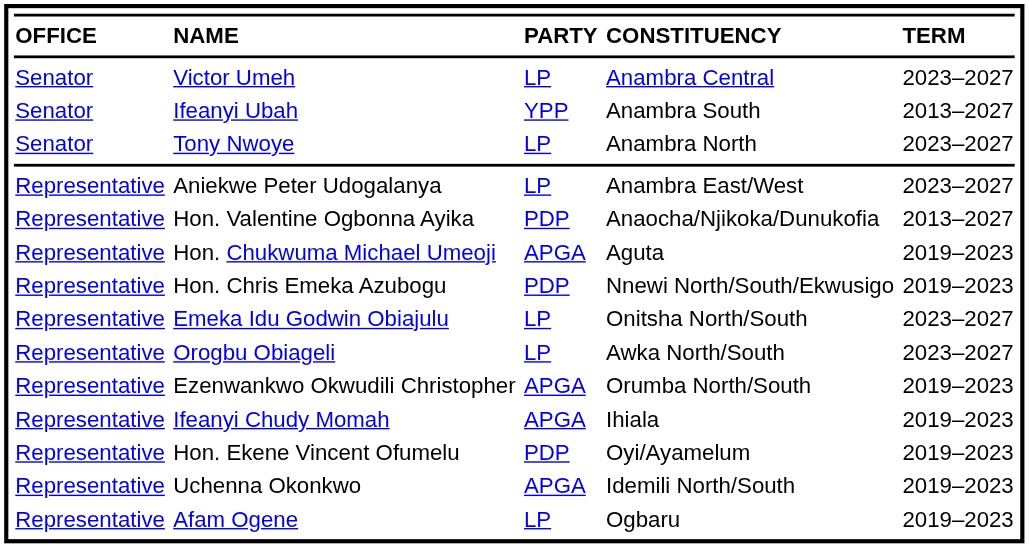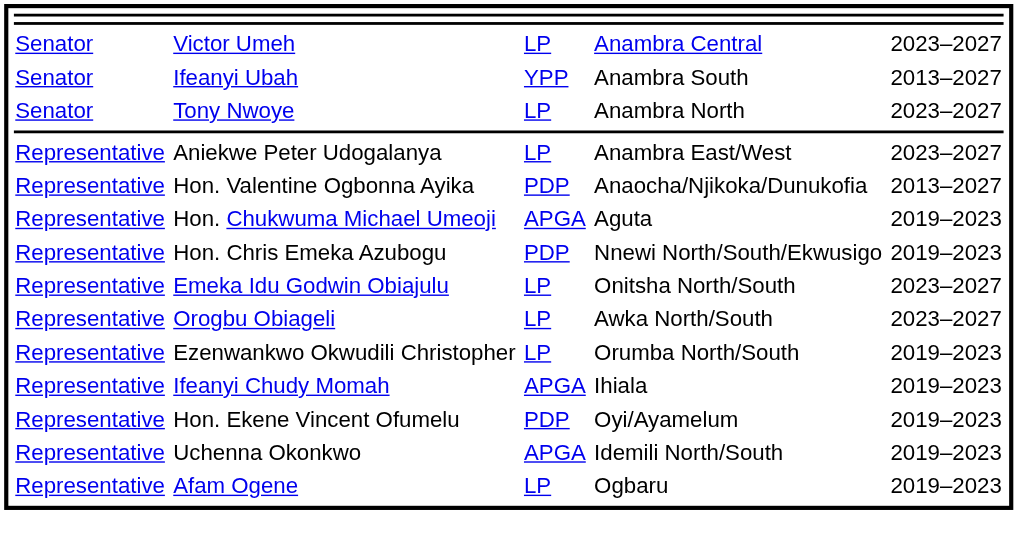- row: (206, 35)
(555, 386) APGA -> (538, 352) LP
